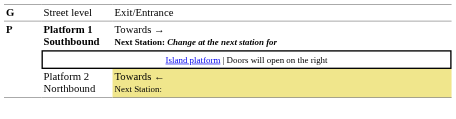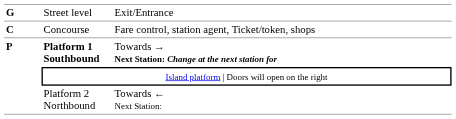+ row: (66, 29)
(140, 83) khaki background -> (140, 99) no background
